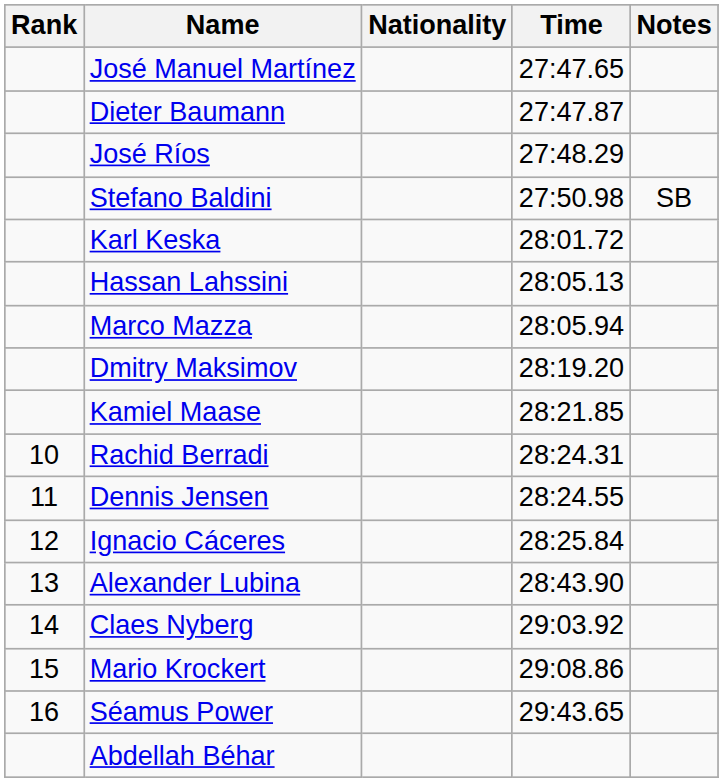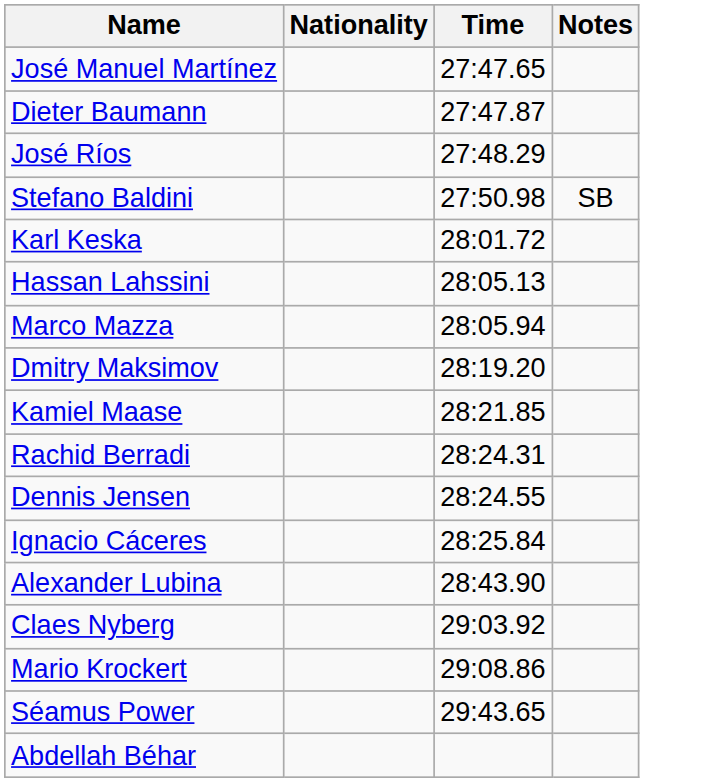- column: (44, 25)
